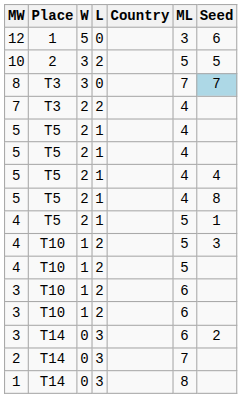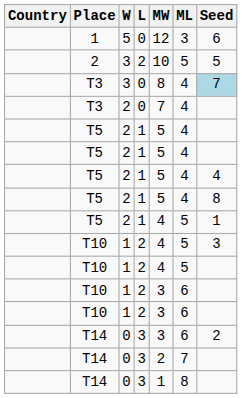columns swapped: (140, 16) <-> (16, 16)
(185, 85) 7 -> (185, 85) 4
(100, 108) 2 -> (142, 108) 0
